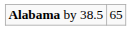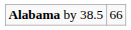(116, 14) 65 -> (116, 14) 66
